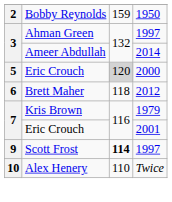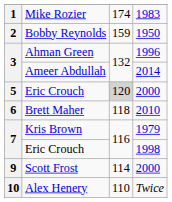+ row: (13, 14)
(148, 33) 1997 -> (148, 52) 1996
(148, 91) 2012 -> (148, 110) 2010
(148, 129) 2001 -> (148, 149) 1998
(121, 149) bold -> (121, 168) normal
(148, 149) 1997 -> (148, 168) 2000
